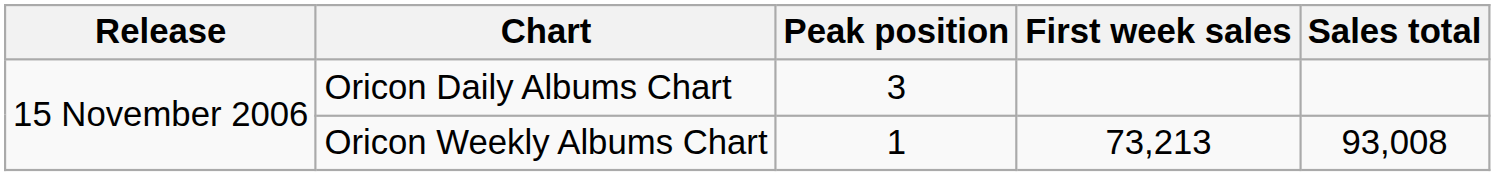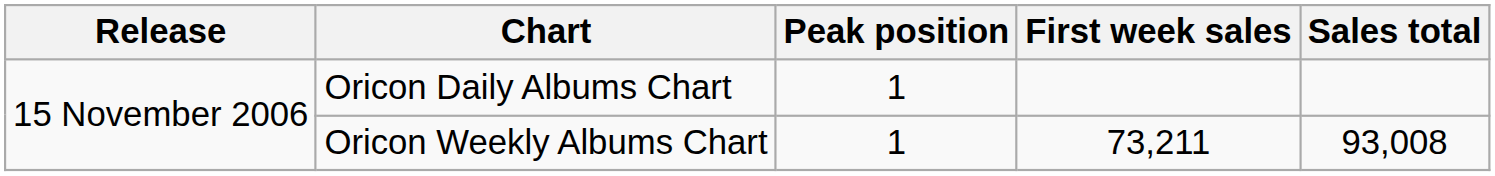(896, 87) 3 -> (896, 87) 1
(1159, 142) 73,213 -> (1159, 142) 73,211
